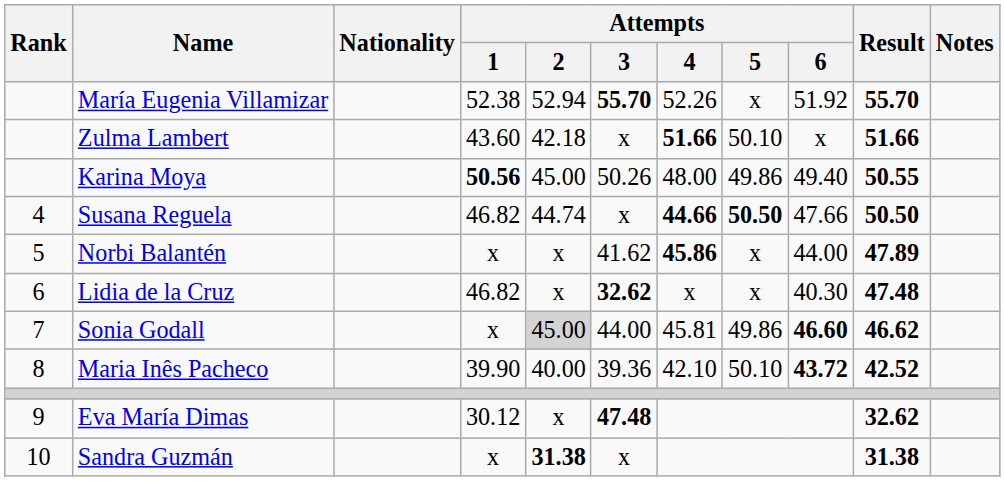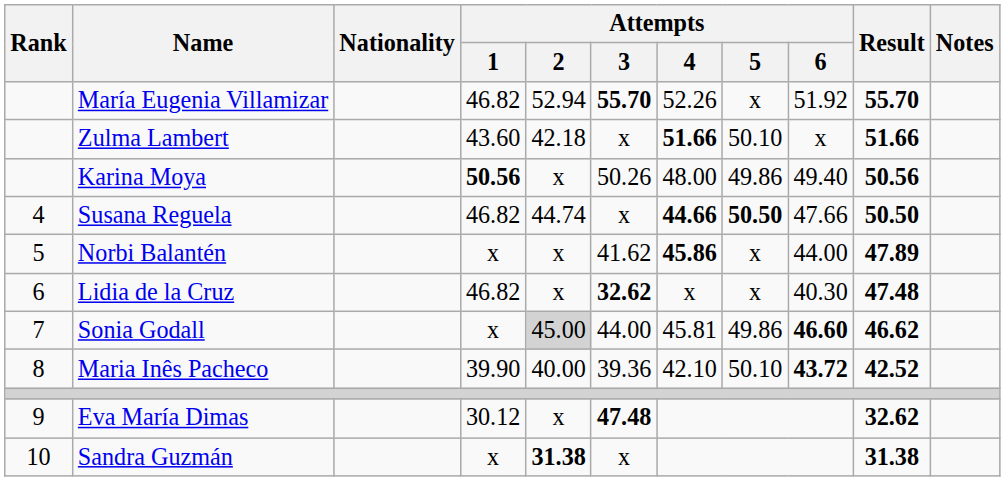(493, 100) 52.38 -> (493, 100) 46.82
(559, 176) 45.00 -> (559, 176) x
(892, 176) 50.55 -> (892, 176) 50.56
